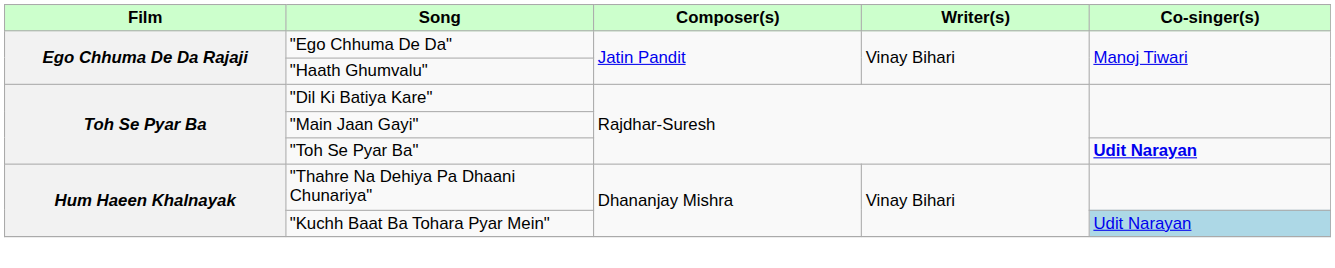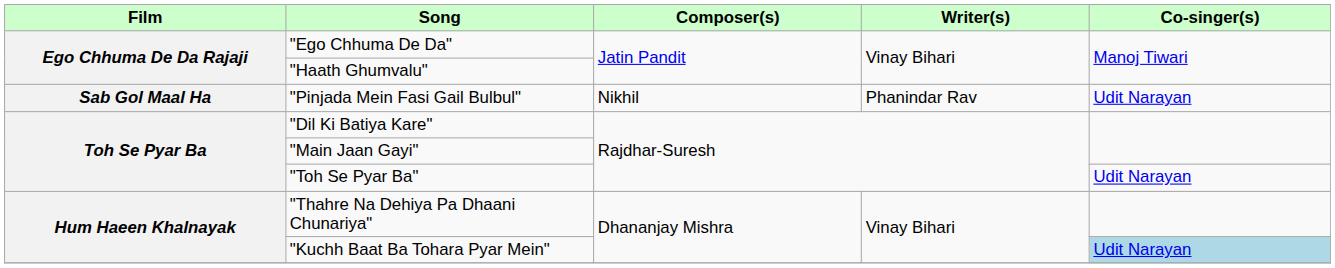+ row: (405, 97)
(1145, 151) bold -> (1142, 177) normal
